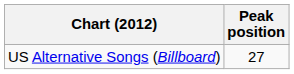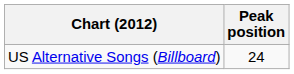(256, 56) 27 -> (256, 56) 24
